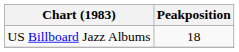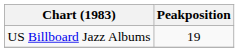(194, 36) 18 -> (194, 36) 19
